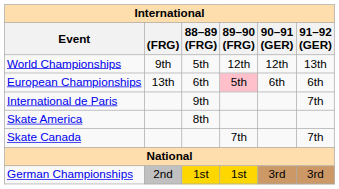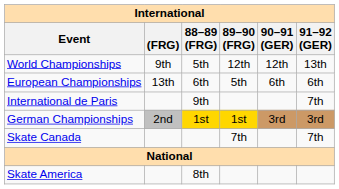(239, 82) pink background -> (239, 82) no background
rows swapped: (45, 119) <-> (70, 175)
